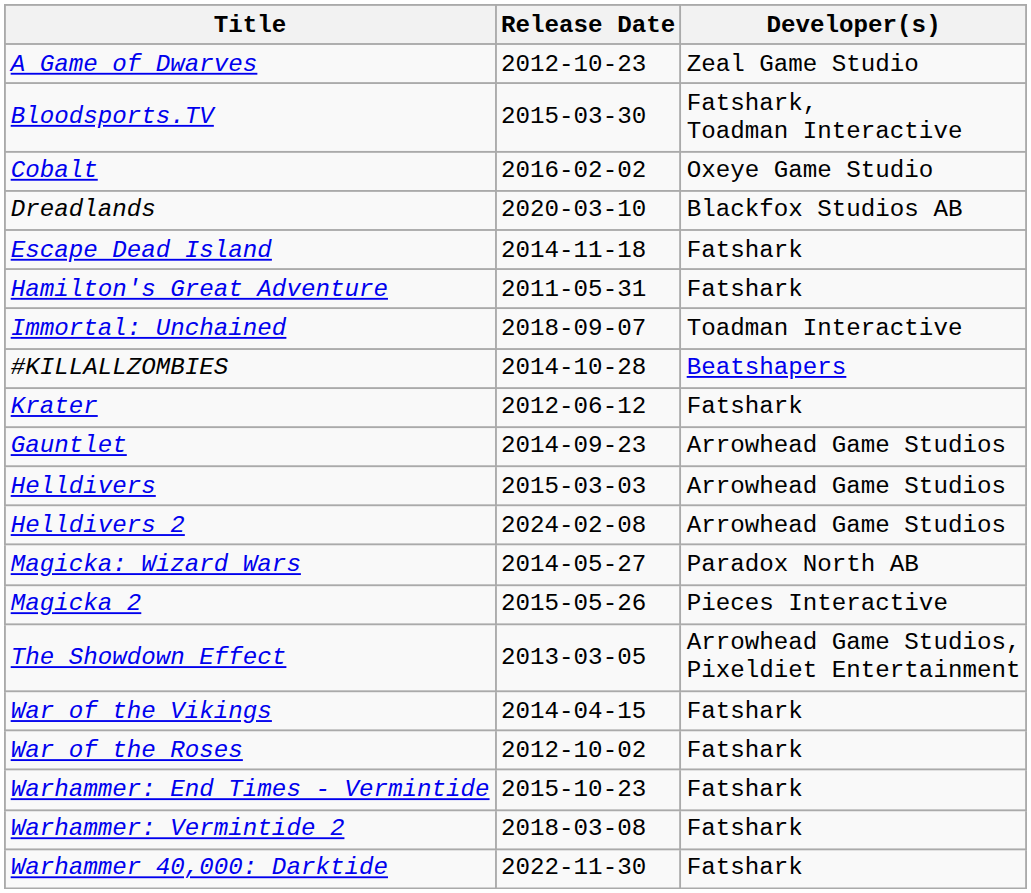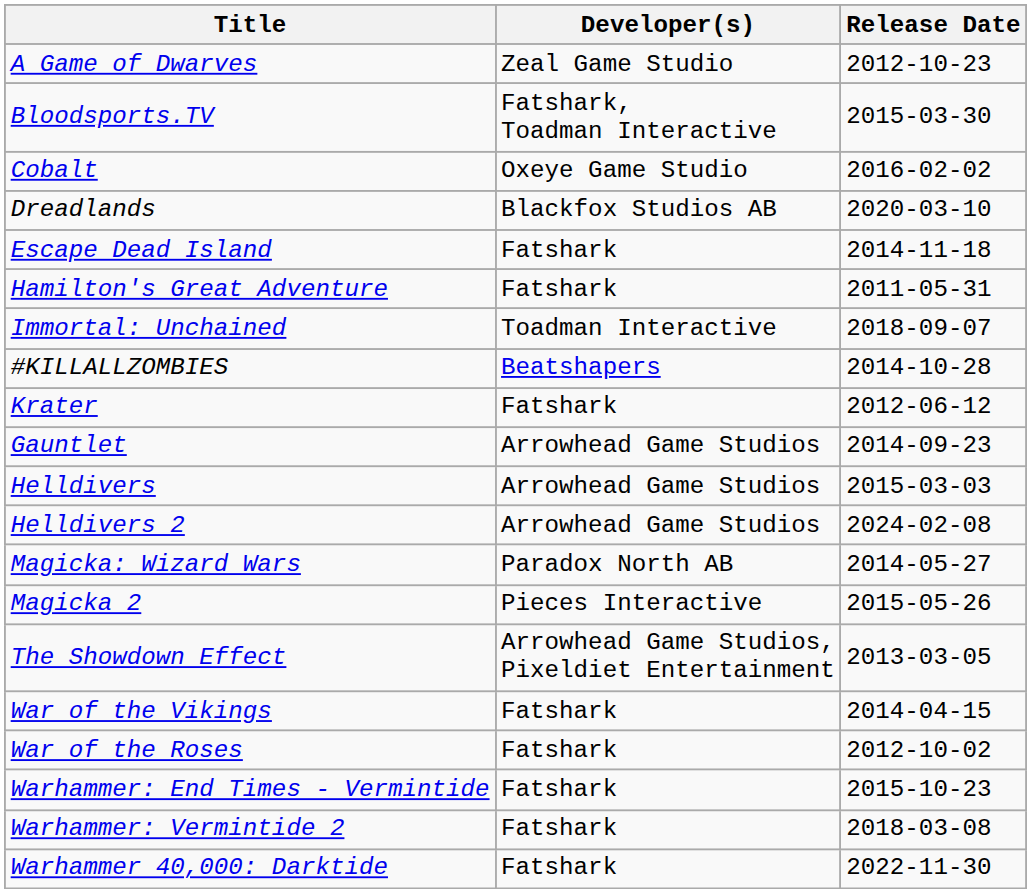columns swapped: (588, 25) <-> (854, 25)
